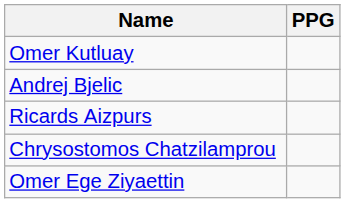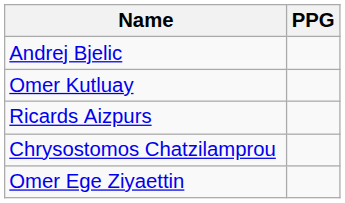rows swapped: (71, 52) <-> (66, 85)
